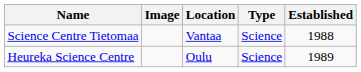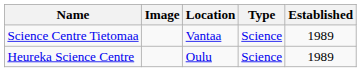(321, 35) 1988 -> (321, 35) 1989
